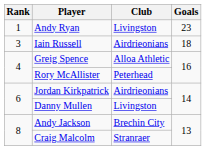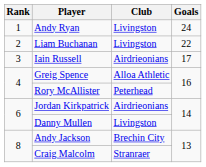(186, 28) 23 -> (186, 28) 24
+ row: (66, 43)
(186, 43) 18 -> (186, 59) 17
